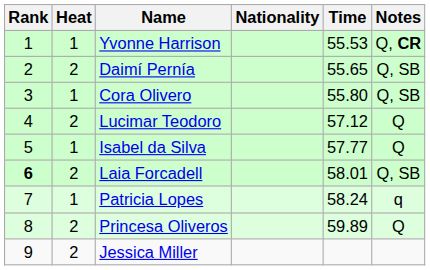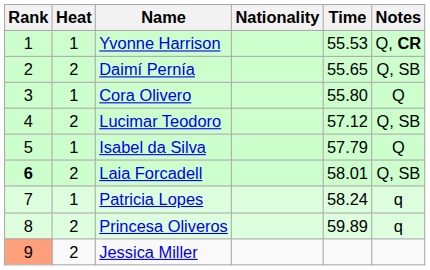(398, 96) Q, SB -> (398, 96) Q
(398, 122) Q -> (398, 122) Q, SB
(347, 148) 57.77 -> (347, 148) 57.79
(398, 226) Q -> (398, 226) q
(28, 252) no background -> (28, 252) lightsalmon background
